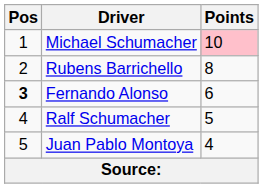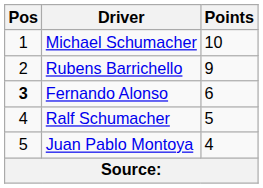(213, 42) pink background -> (213, 42) no background
(209, 68) 8 -> (209, 68) 9
